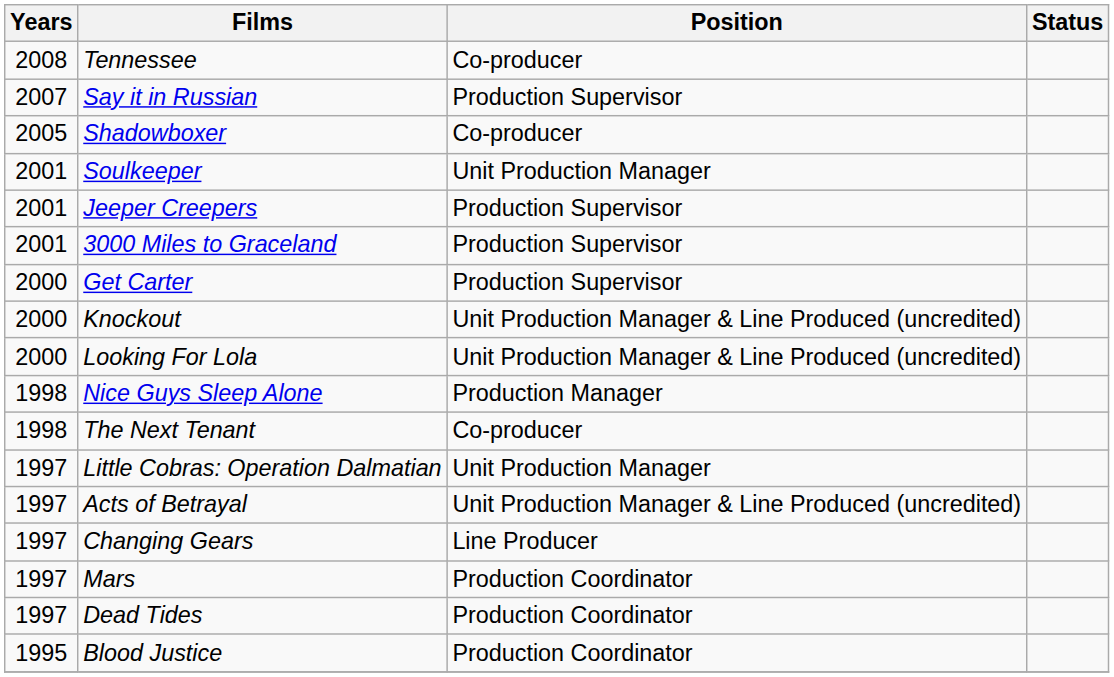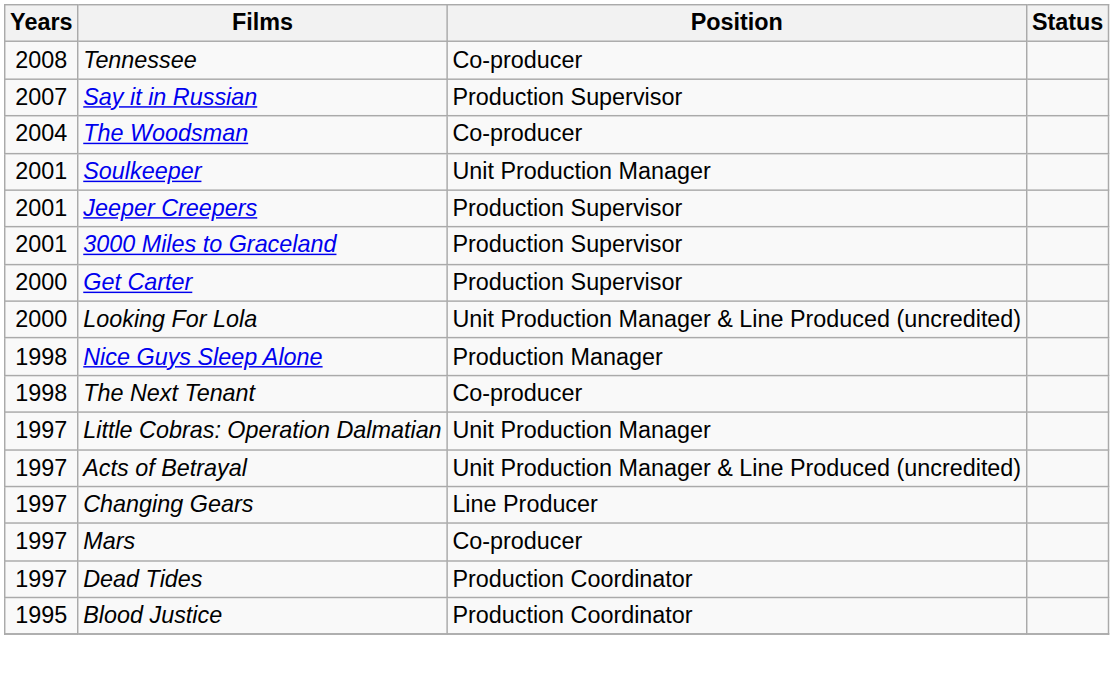- row: (155, 134)
+ row: (166, 134)
- row: (132, 319)
(572, 578) Production Coordinator -> (517, 541) Co-producer
